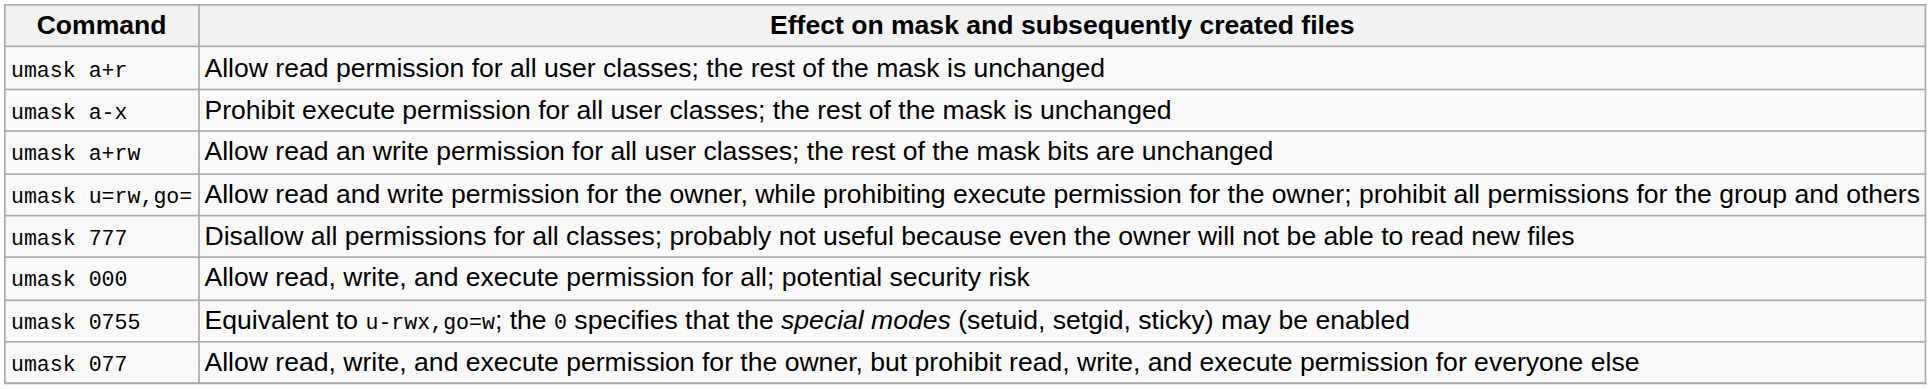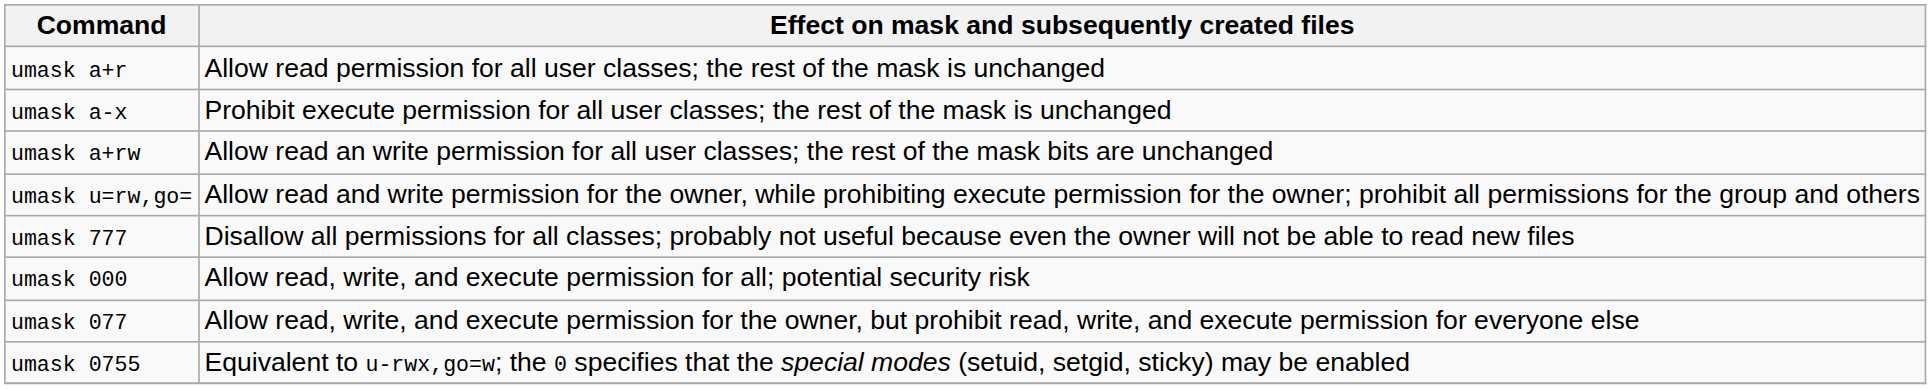rows swapped: (69, 365) <-> (76, 323)
